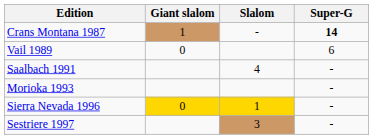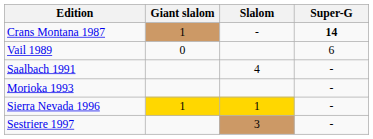(183, 106) 0 -> (183, 106) 1
